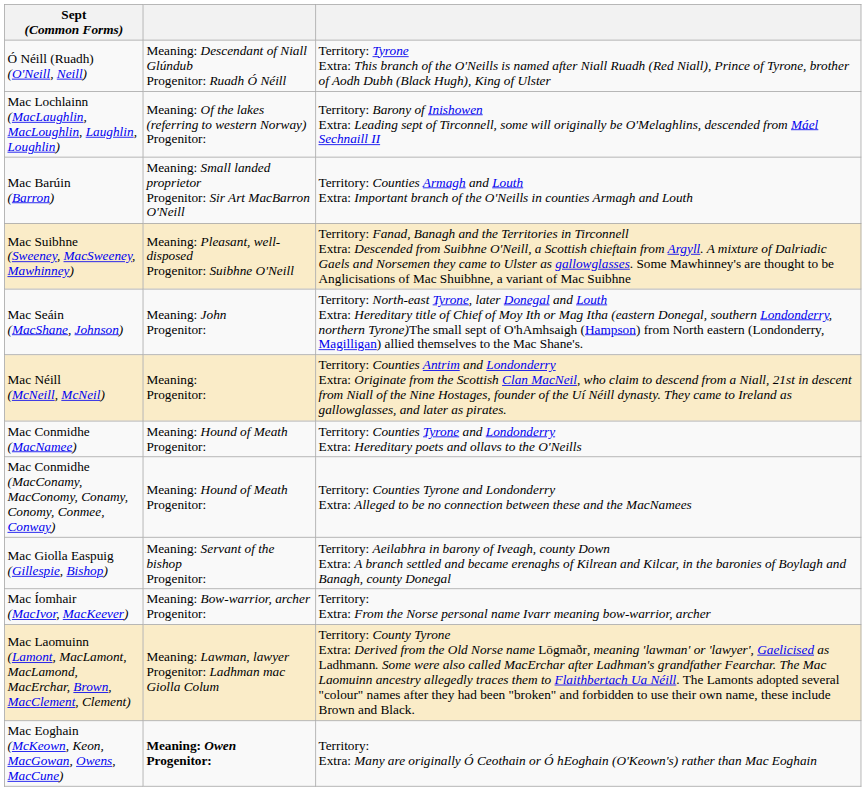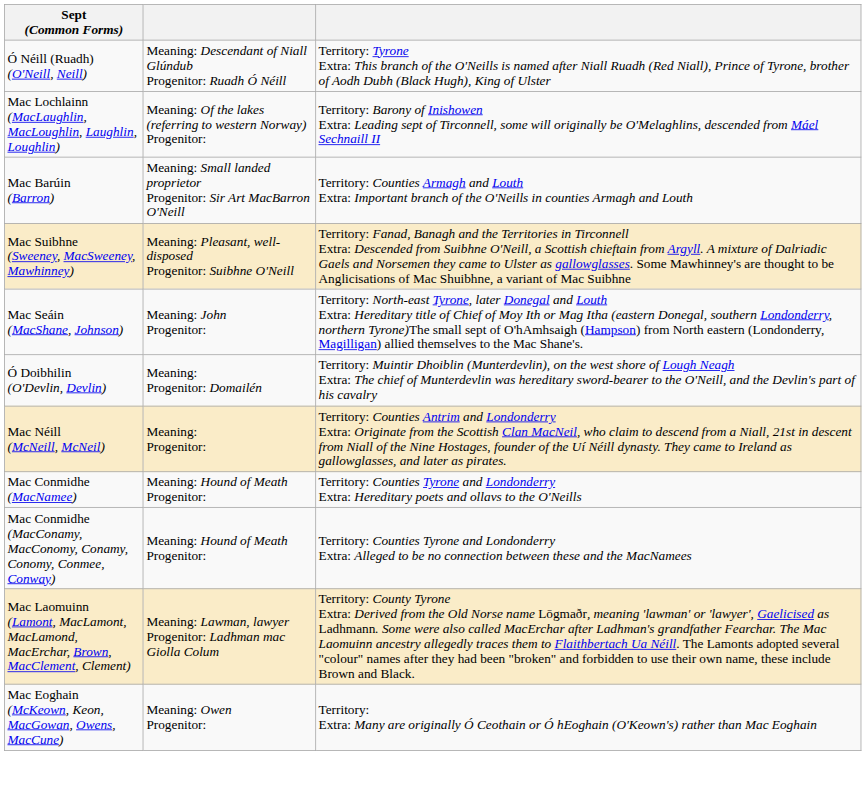+ row: (57, 380)
- row: (61, 563)
- row: (68, 606)
(191, 753) bold -> (189, 717) normal
